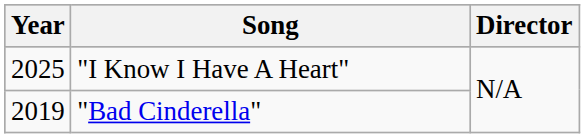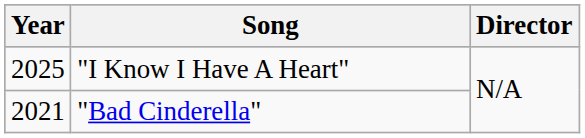(38, 111) 2019 -> (38, 111) 2021
